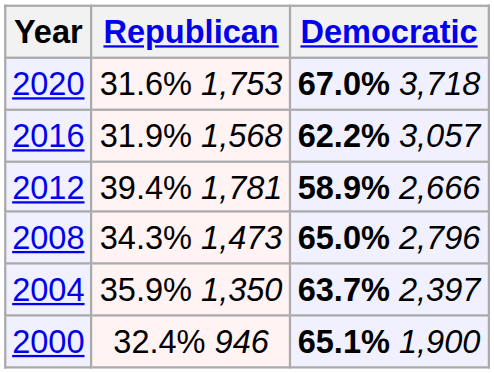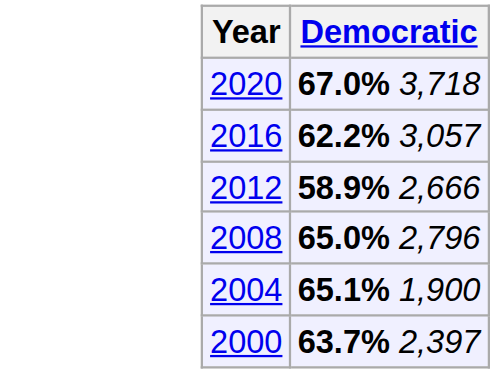- column: (191, 32)
(389, 289) 63.7% 2,397 -> (389, 289) 65.1% 1,900
(389, 341) 65.1% 1,900 -> (389, 341) 63.7% 2,397
